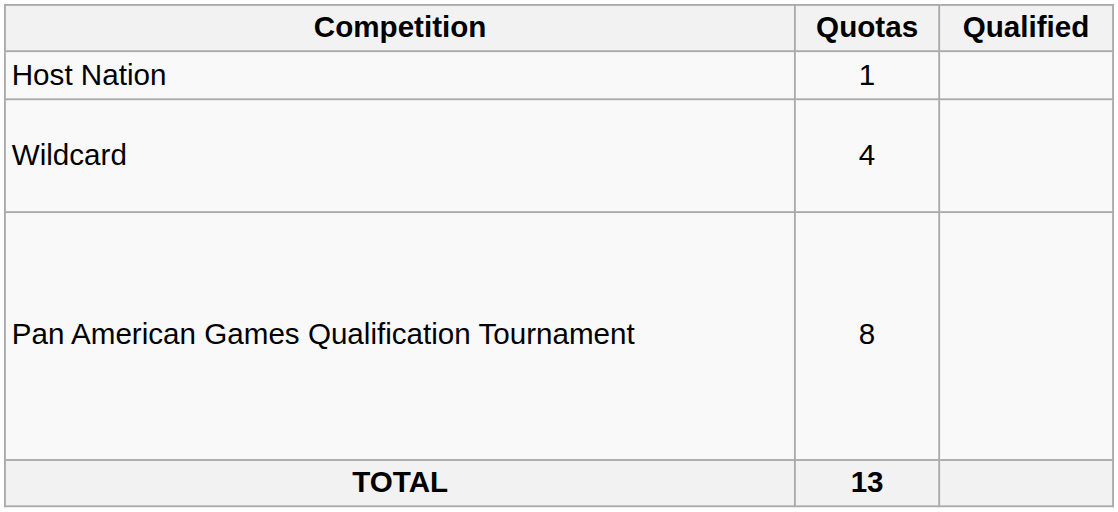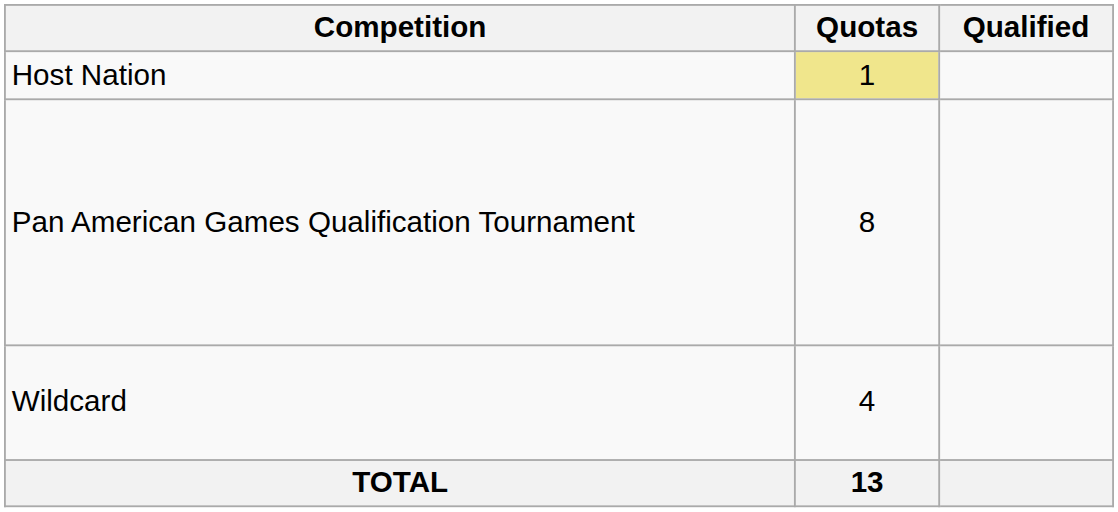(867, 74) no background -> (867, 74) khaki background
rows swapped: (323, 335) <-> (69, 155)
